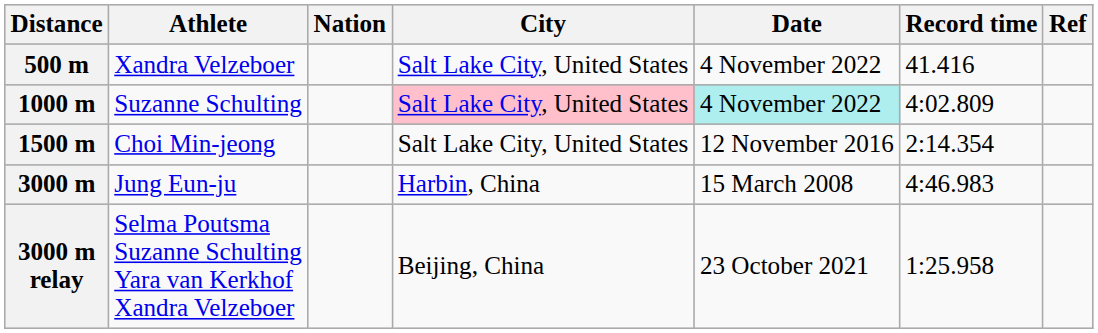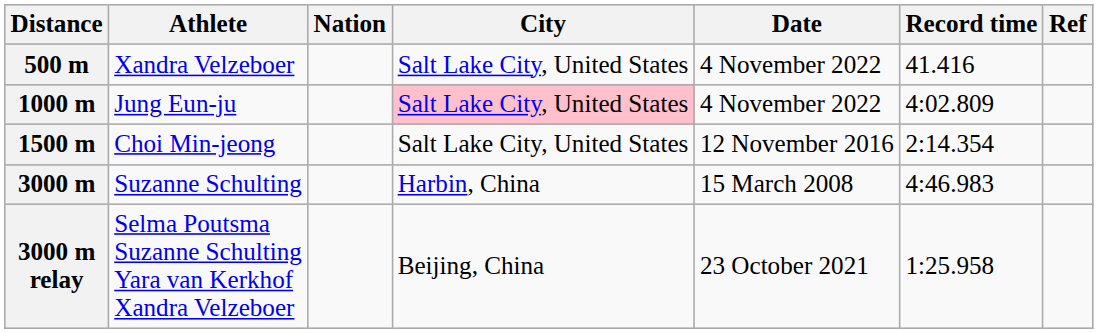(208, 104) Suzanne Schulting -> (175, 104) Jung Eun-ju
(791, 104) paleturquoise background -> (791, 104) no background
(175, 183) Jung Eun-ju -> (208, 183) Suzanne Schulting
